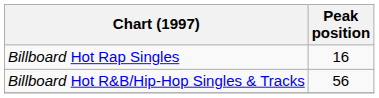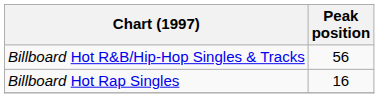rows swapped: (156, 81) <-> (94, 57)
